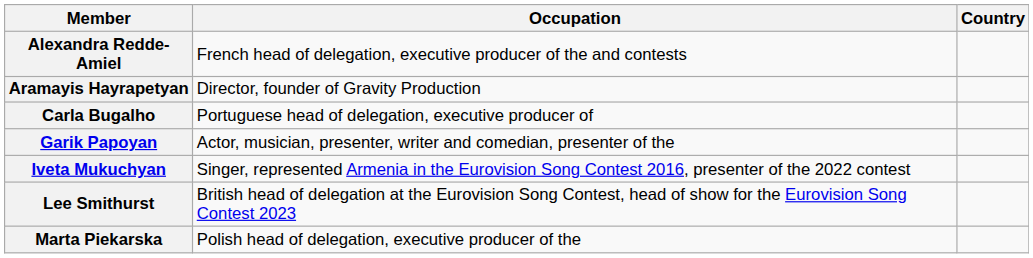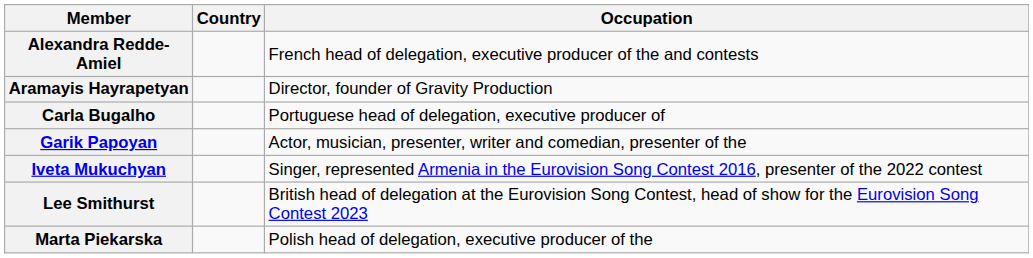columns swapped: (993, 18) <-> (575, 18)
